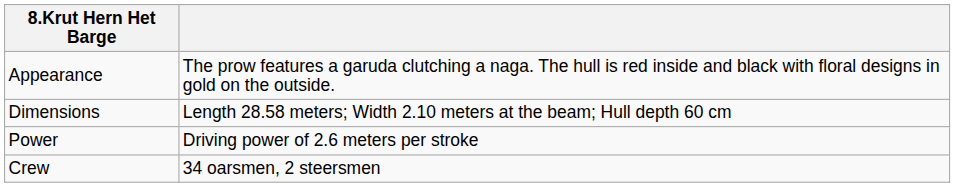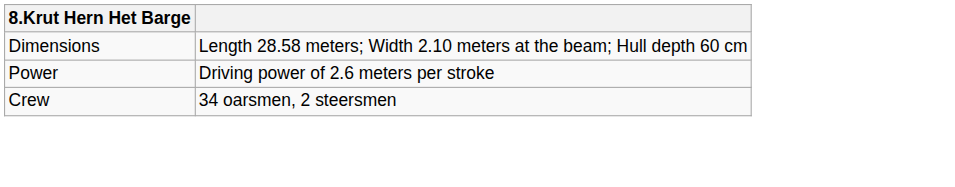- row: (56, 75)
